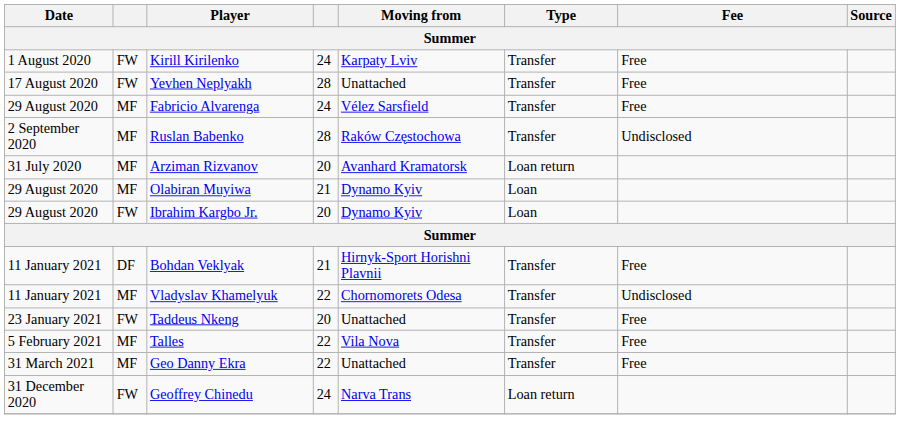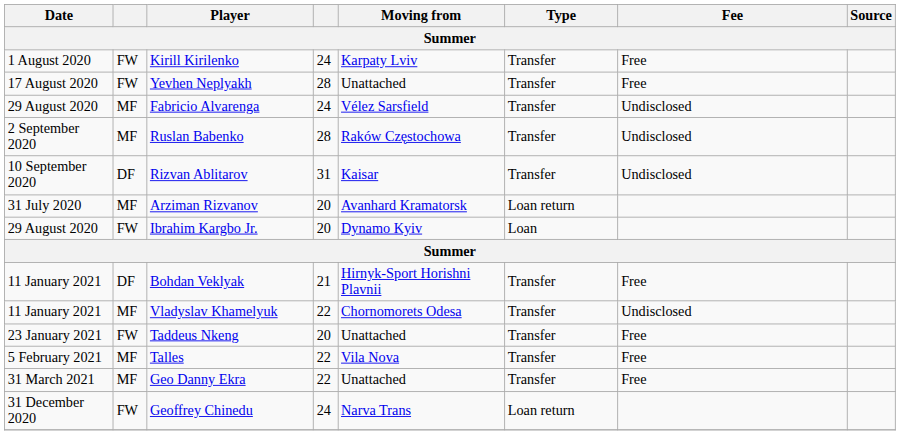(634, 106) Free -> (656, 106) Undisclosed
+ row: (199, 175)
- row: (200, 189)
